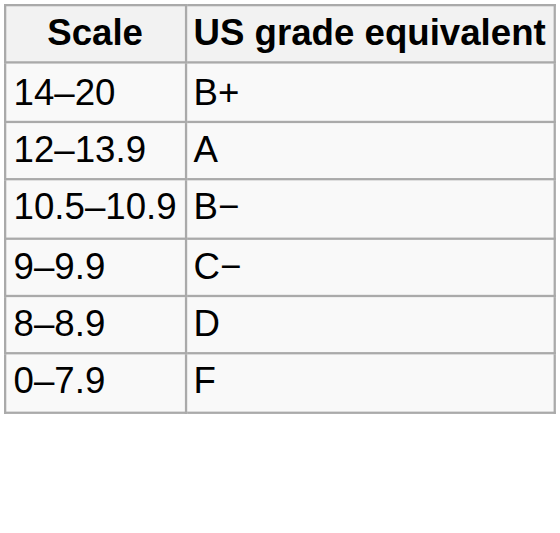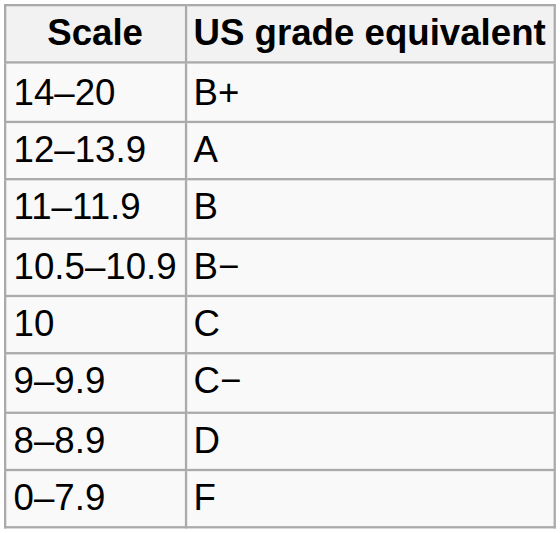+ row: (77, 207)
+ row: (34, 324)
